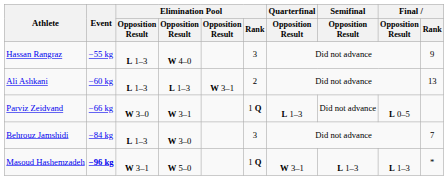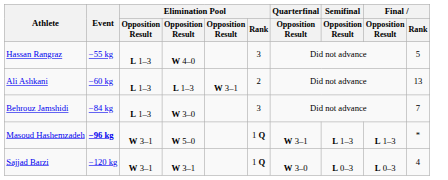(432, 55) 9 -> (418, 55) 5
- row: (35, 109)
+ row: (28, 162)
